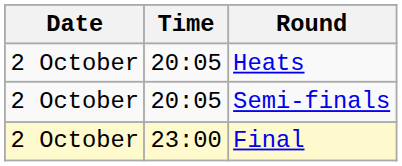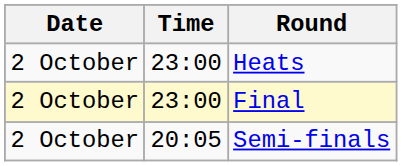(186, 63) 20:05 -> (186, 63) 23:00
rows swapped: (312, 102) <-> (269, 141)
